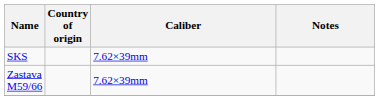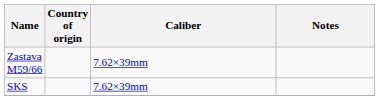rows swapped: (17, 56) <-> (25, 80)
